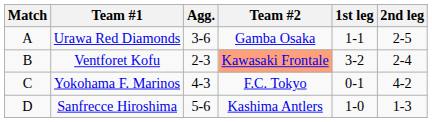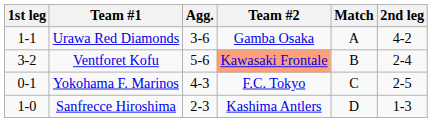columns swapped: (28, 15) <-> (355, 15)
(402, 38) 2-5 -> (402, 38) 4-2
(201, 60) 2-3 -> (200, 60) 5-6
(402, 83) 4-2 -> (402, 83) 2-5
(201, 106) 5-6 -> (200, 106) 2-3
